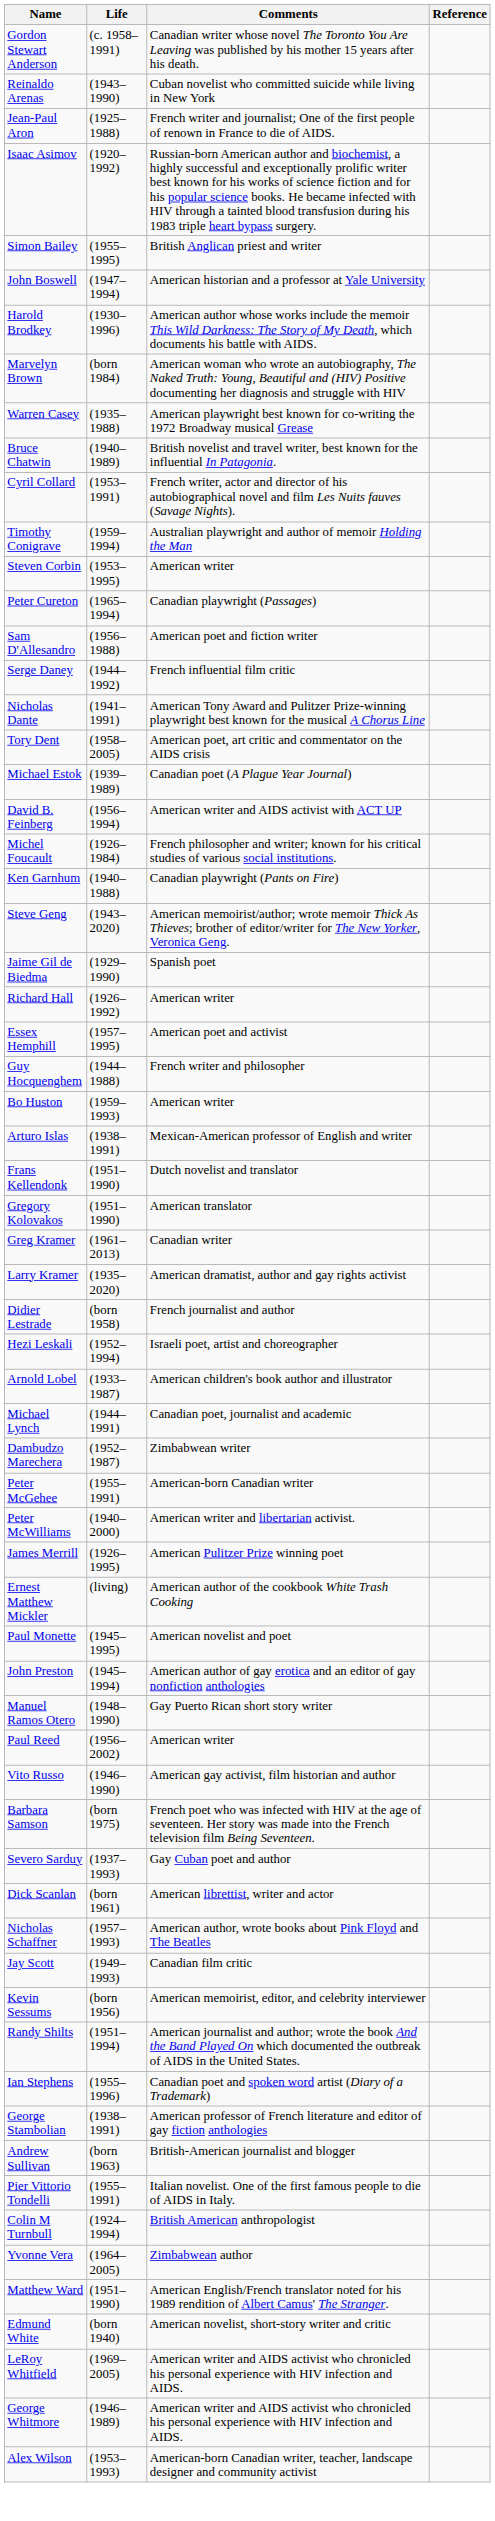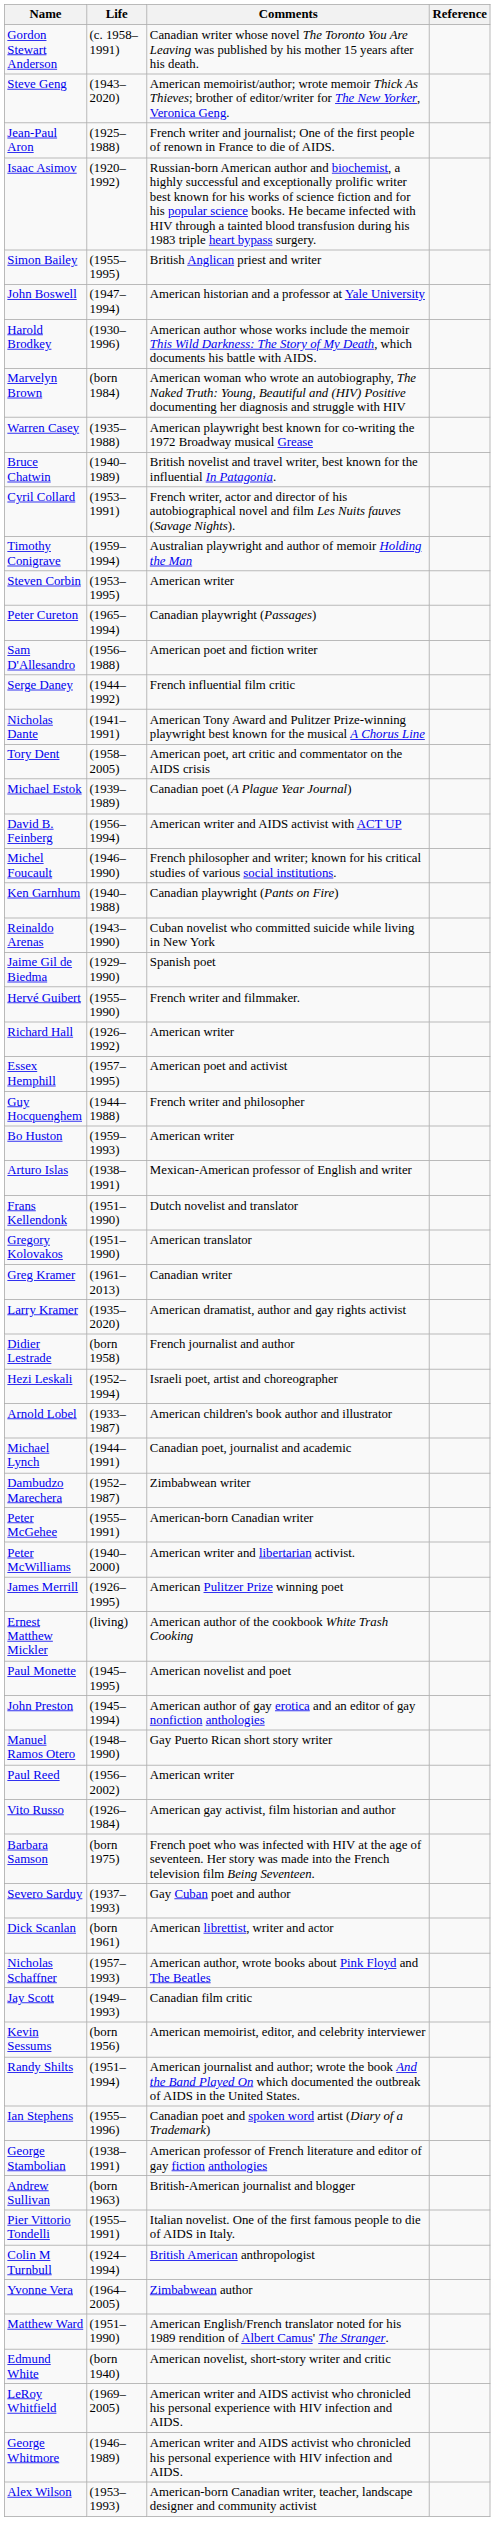rows swapped: (30, 91) <-> (37, 913)
(108, 851) (1926–1984) -> (108, 865) (1946–1990)
+ row: (44, 997)
(108, 1782) (1946–1990) -> (108, 1817) (1926–1984)
